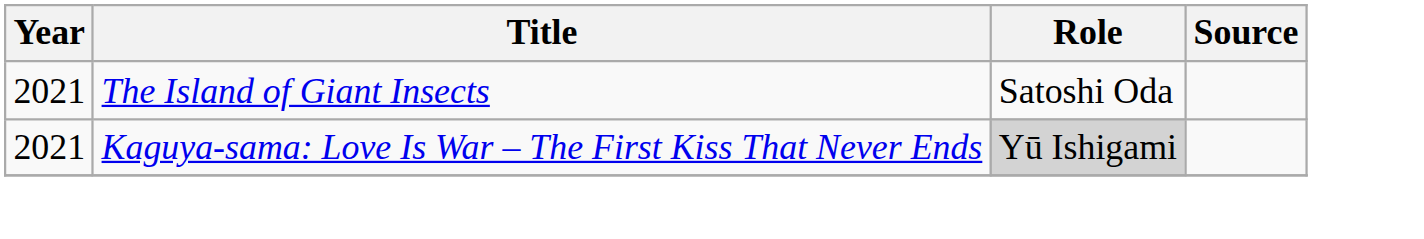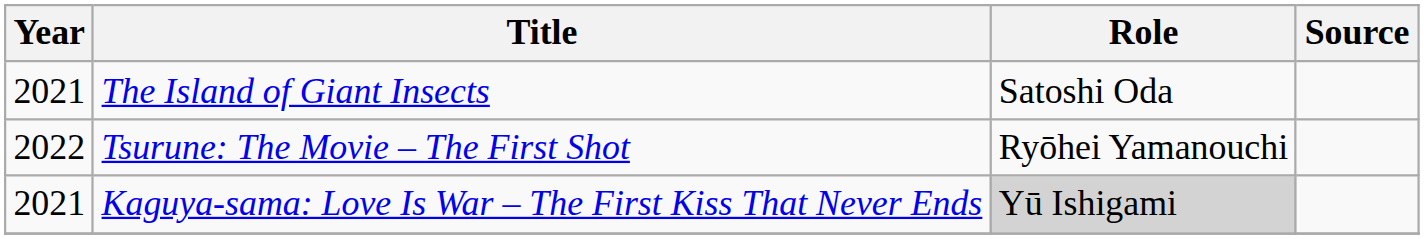+ row: (366, 146)
